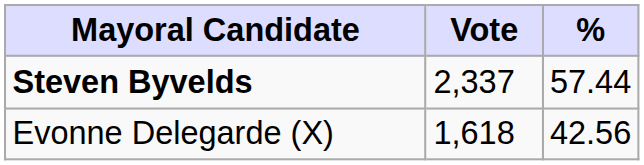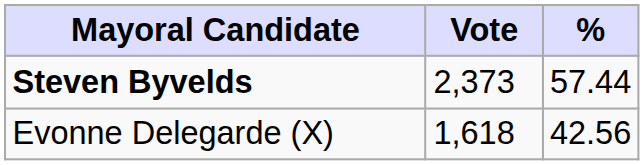(474, 81) 2,337 -> (474, 81) 2,373
